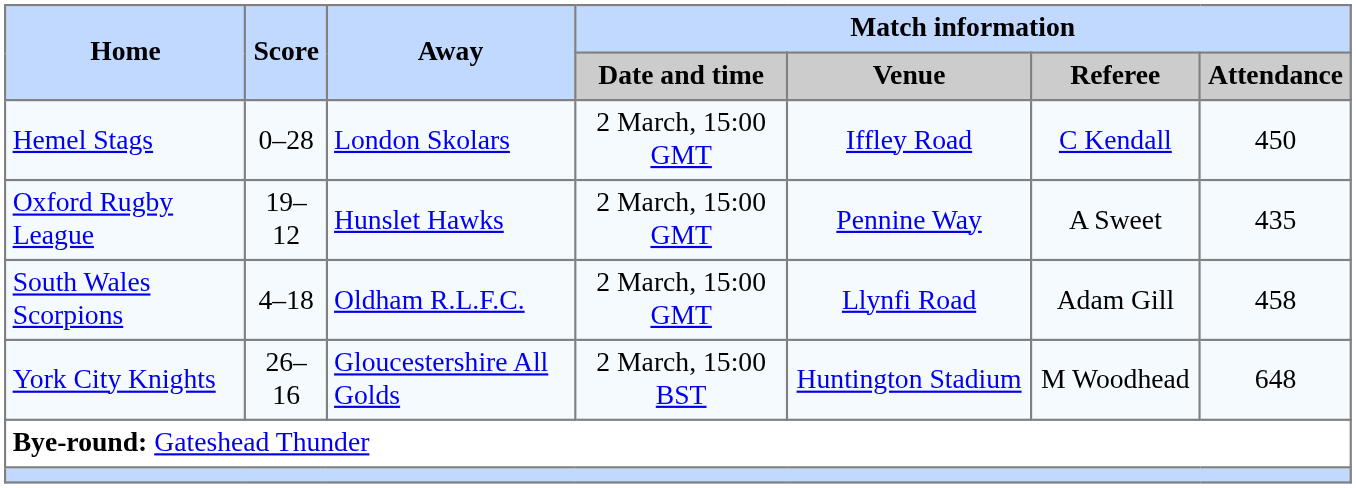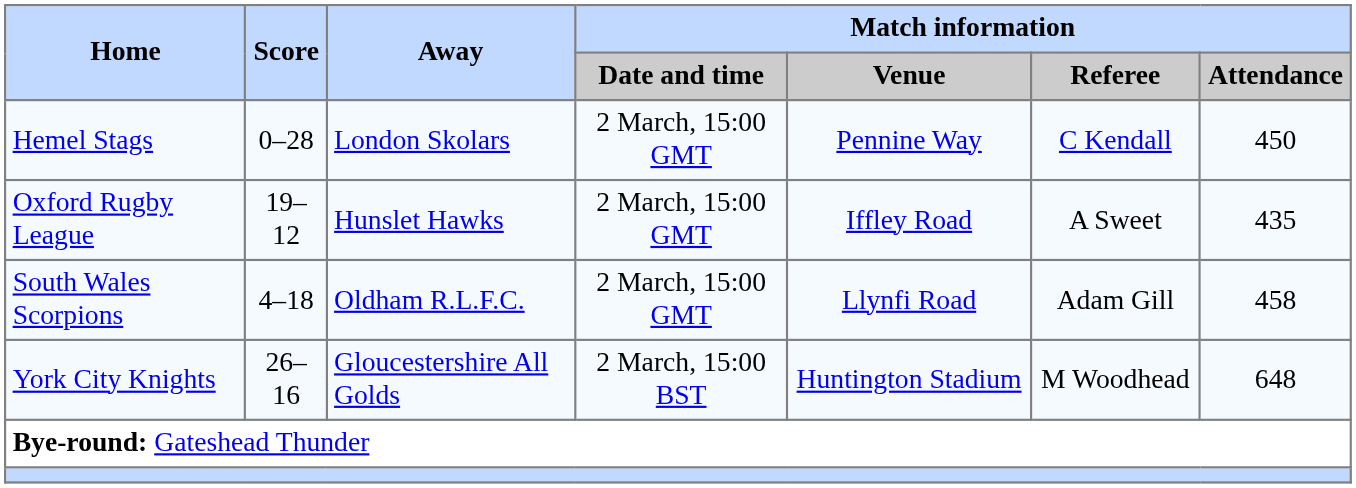(909, 139) Iffley Road -> (909, 139) Pennine Way
(909, 219) Pennine Way -> (909, 219) Iffley Road
